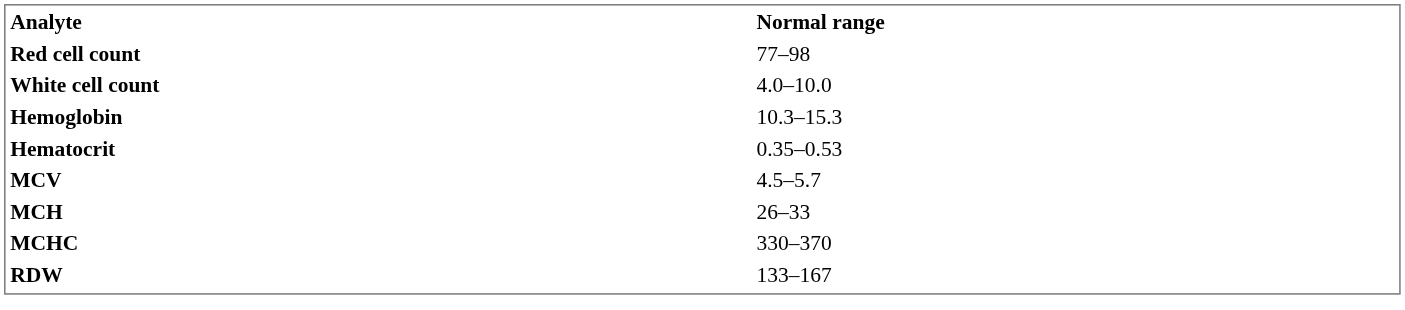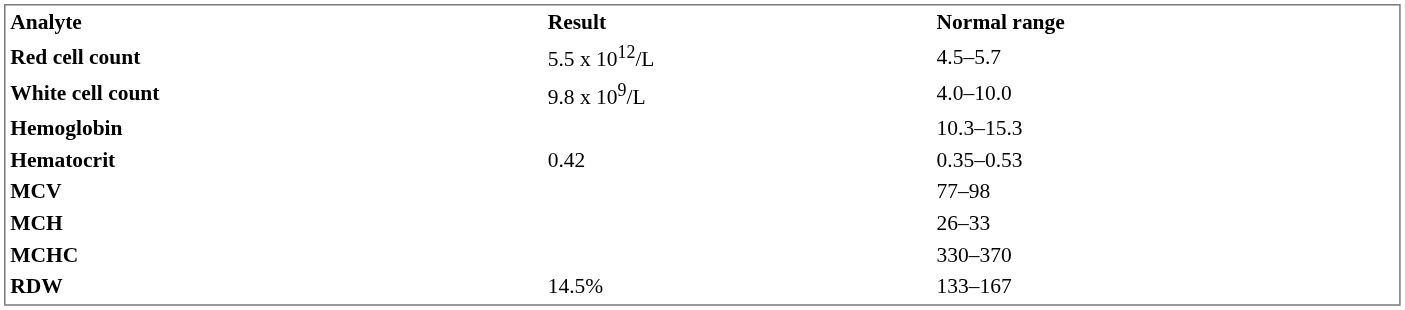+ column: (577, 22)
(783, 54) 77–98 -> (969, 57) 4.5–5.7
(789, 180) 4.5–5.7 -> (963, 191) 77–98
